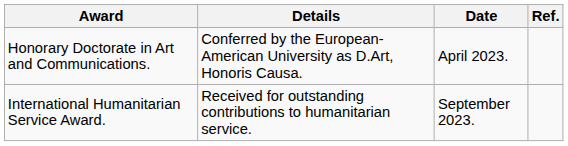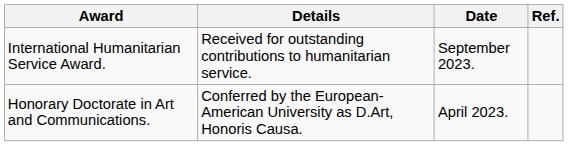rows swapped: (91, 56) <-> (94, 112)
